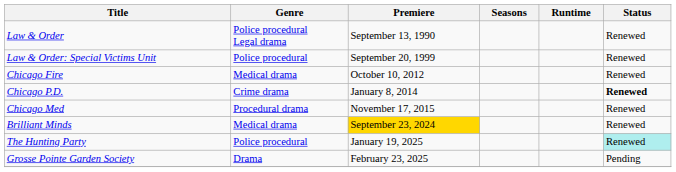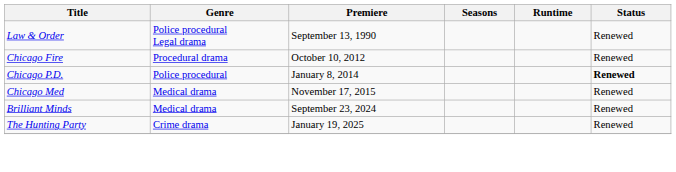- row: (81, 58)
(265, 74) Medical drama -> (190, 58) Procedural drama
(261, 91) Crime drama -> (190, 74) Police procedural
(271, 108) Procedural drama -> (185, 91) Medical drama
(393, 125) gold background -> (334, 108) no background
(270, 141) Police procedural -> (181, 125) Crime drama
(626, 141) paleturquoise background -> (613, 125) no background
- row: (70, 158)
